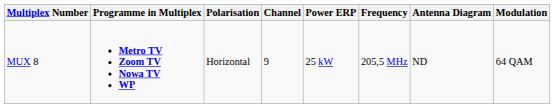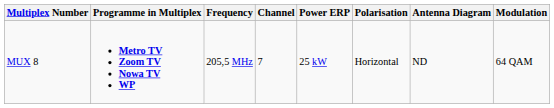columns swapped: (384, 12) <-> (233, 12)
(266, 62) 9 -> (260, 62) 7
